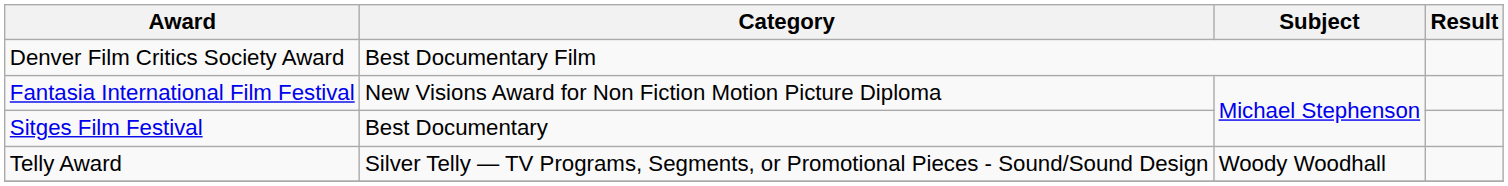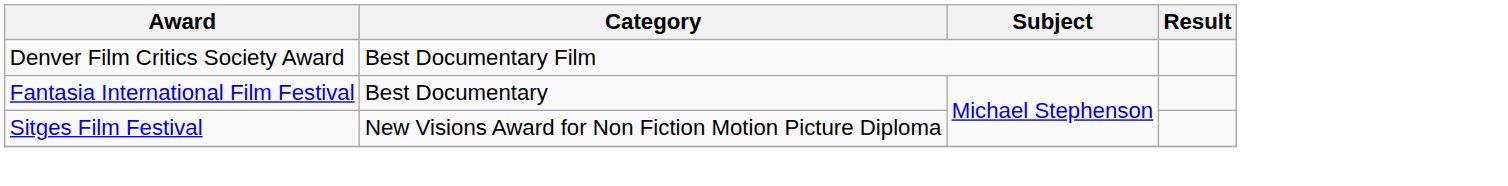(653, 92) New Visions Award for Non Fiction Motion Picture Diploma -> (456, 92) Best Documentary
(456, 127) Best Documentary -> (653, 127) New Visions Award for Non Fiction Motion Picture Diploma
- row: (66, 163)
